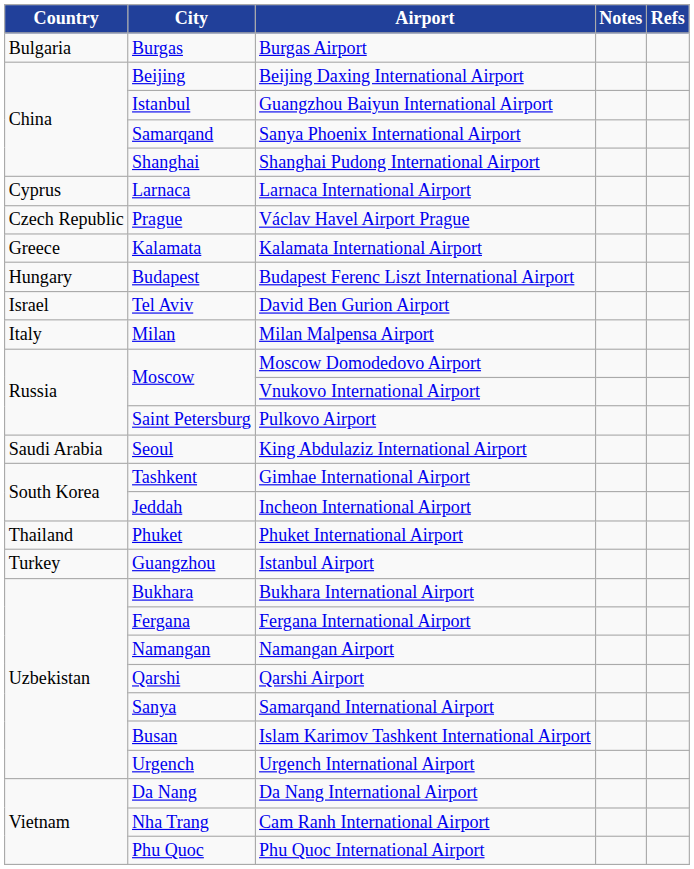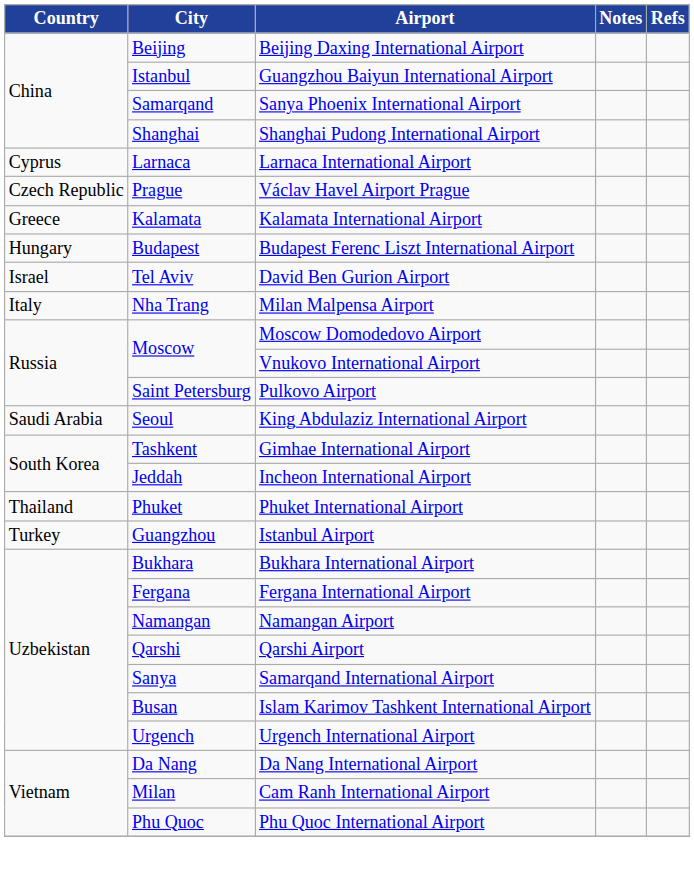- row: (313, 47)
(154, 334) Milan -> (170, 305) Nha Trang
(170, 821) Nha Trang -> (154, 793) Milan
